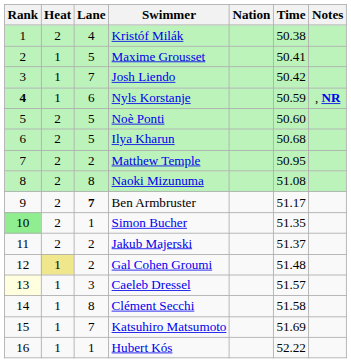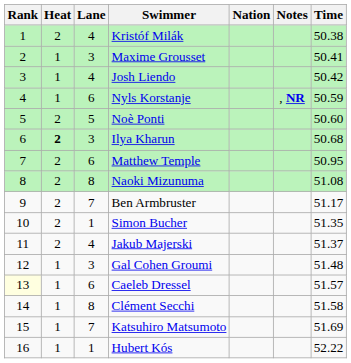columns swapped: (291, 14) <-> (328, 14)
(91, 56) 5 -> (91, 56) 3
(91, 77) 7 -> (91, 77) 4
(23, 98) bold -> (23, 98) normal
(58, 139) normal -> (58, 139) bold
(91, 139) 5 -> (91, 139) 3
(91, 160) 2 -> (91, 160) 6
(91, 202) bold -> (91, 202) normal
(23, 222) lightgreen background -> (23, 222) no background
(91, 243) 2 -> (91, 243) 4
(58, 264) khaki background -> (58, 264) no background
(91, 264) 2 -> (91, 264) 3
(91, 285) 3 -> (91, 285) 6
